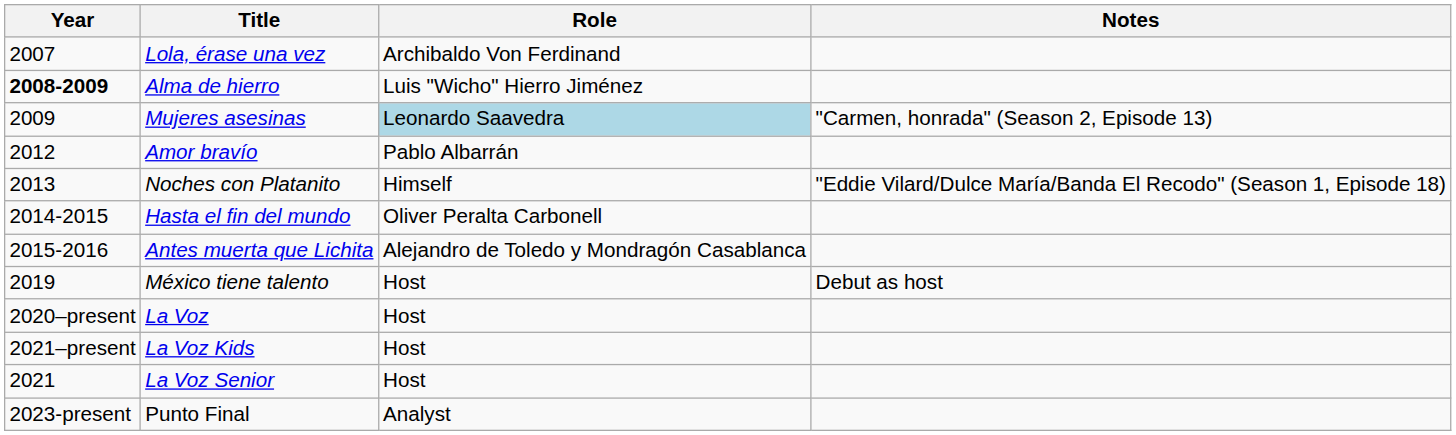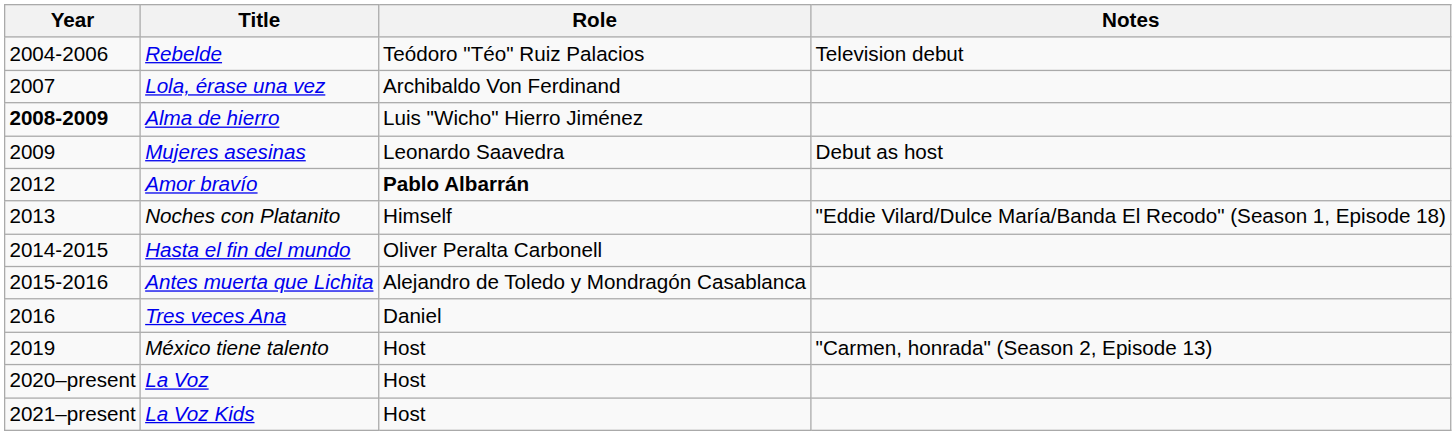+ row: (184, 53)
(474, 119) lightblue background -> (474, 151) no background
(1014, 119) "Carmen, honrada" (Season 2, Episode 13) -> (879, 151) Debut as host
(451, 151) normal -> (456, 184) bold
+ row: (216, 315)
(879, 282) Debut as host -> (1014, 348) "Carmen, honrada" (Season 2, Episode 13)
- row: (210, 380)
- row: (197, 413)
